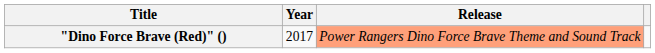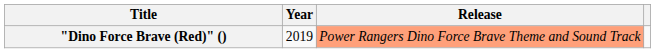(299, 36) 2017 -> (299, 36) 2019
